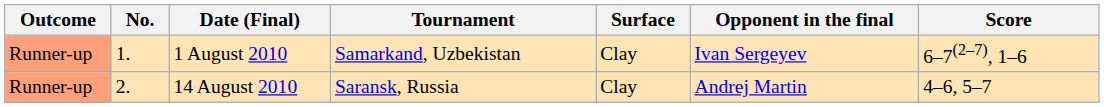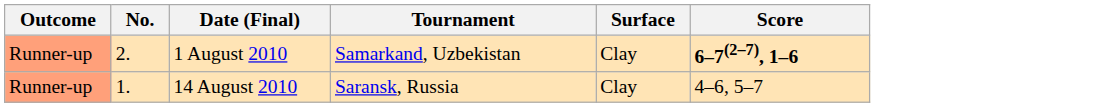- column: (804, 19)
(123, 53) 1. -> (123, 53) 2.
(975, 53) normal -> (746, 53) bold
(123, 87) 2. -> (123, 87) 1.
